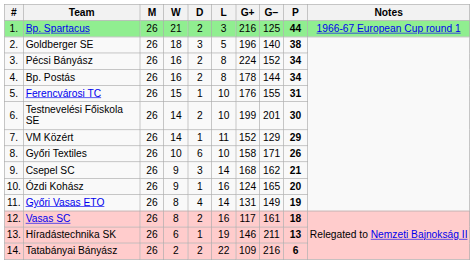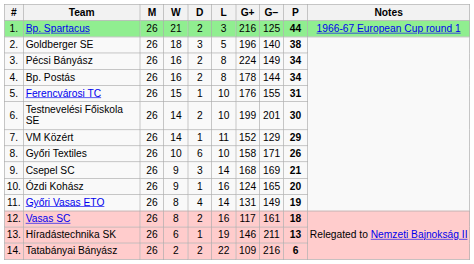(272, 61) 152 -> (272, 61) 149
(272, 170) 162 -> (272, 170) 169
